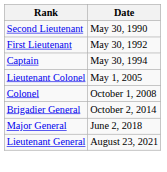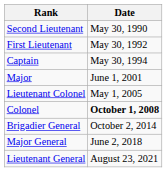+ row: (19, 77)
(123, 93) normal -> (125, 110) bold
